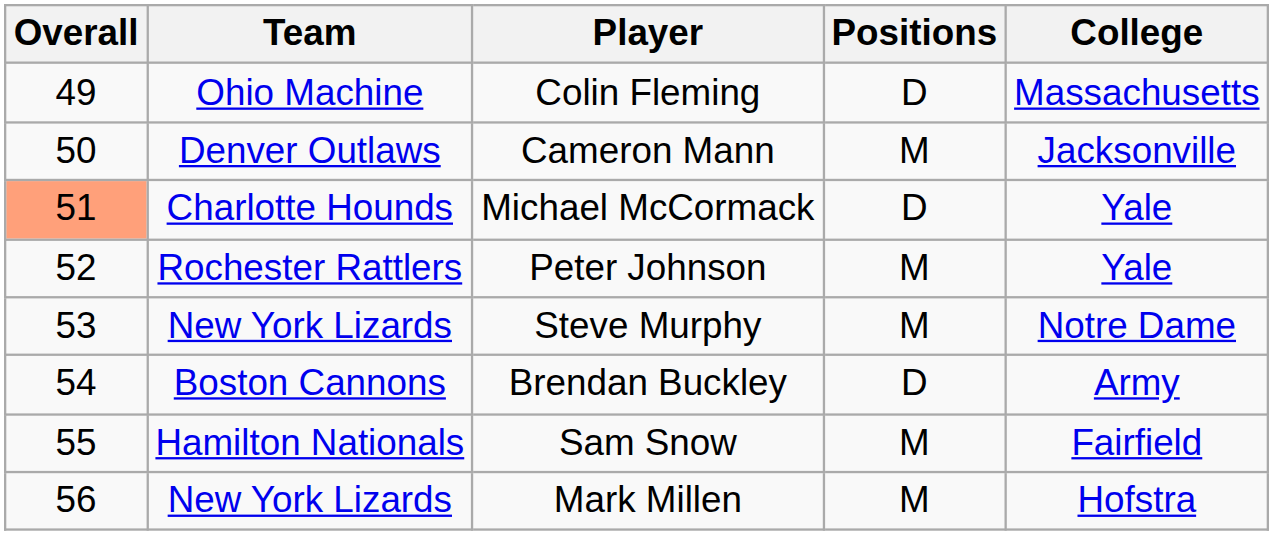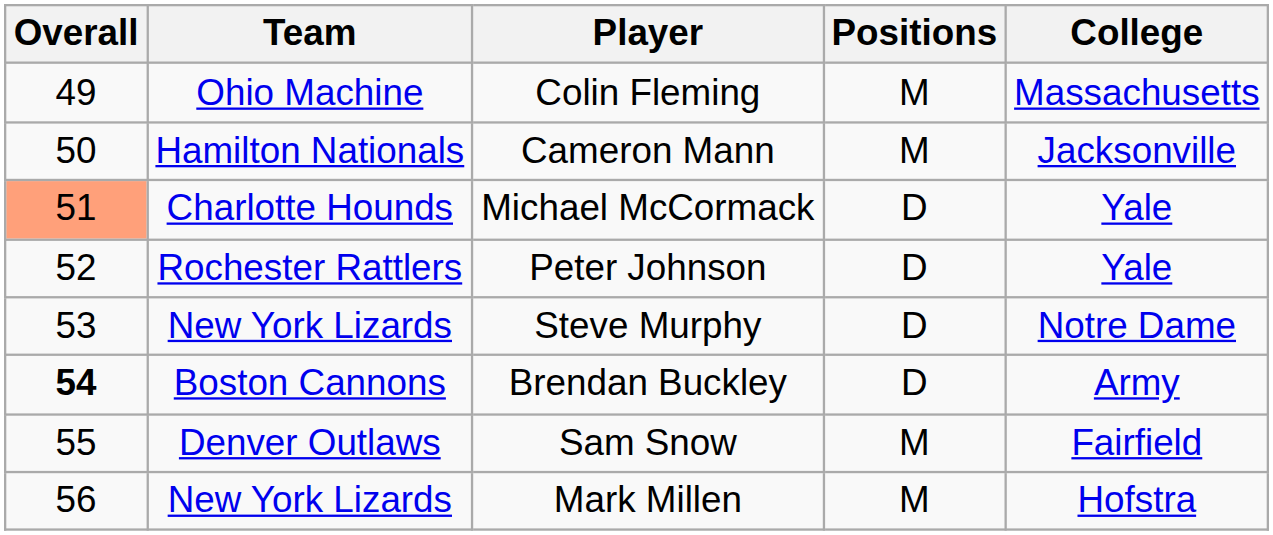(914, 92) D -> (914, 92) M
(310, 150) Denver Outlaws -> (310, 150) Hamilton Nationals
(914, 267) M -> (914, 267) D
(914, 325) M -> (914, 325) D
(76, 383) normal -> (76, 383) bold
(310, 442) Hamilton Nationals -> (310, 442) Denver Outlaws
